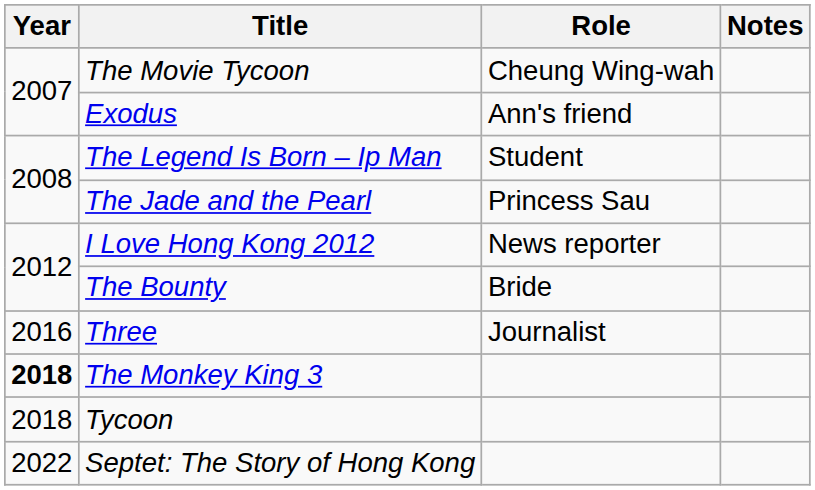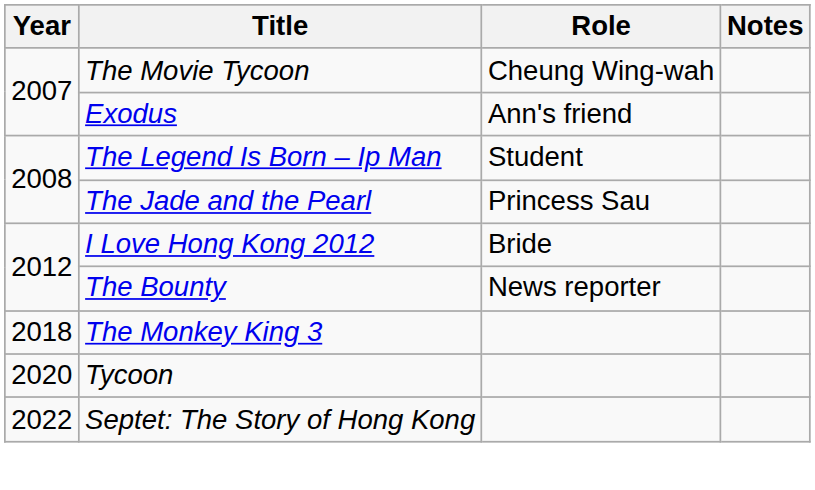(574, 244) News reporter -> (520, 244) Bride
(520, 288) Bride -> (574, 288) News reporter
- row: (121, 331)
(42, 375) bold -> (42, 331) normal
(42, 419) 2018 -> (42, 375) 2020
